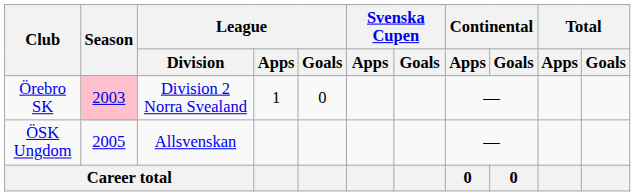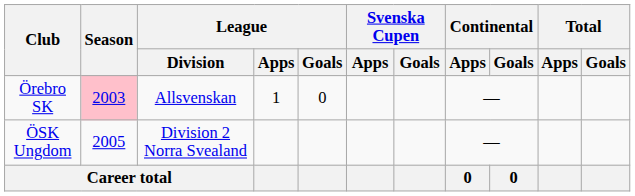(195, 97) Division 2 Norra Svealand -> (195, 97) Allsvenskan
(195, 142) Allsvenskan -> (195, 142) Division 2 Norra Svealand
